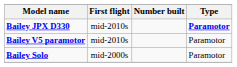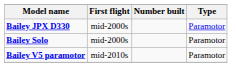(109, 26) mid-2010s -> (109, 26) mid-2000s
(209, 26) bold -> (207, 26) normal
rows swapped: (27, 55) <-> (46, 41)
